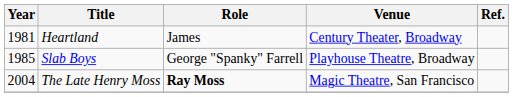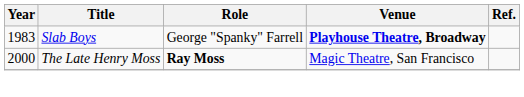- row: (70, 37)
(21, 59) 1985 -> (21, 37) 1983
(392, 59) normal -> (397, 37) bold
(21, 80) 2004 -> (21, 59) 2000
